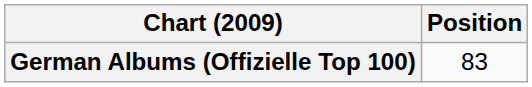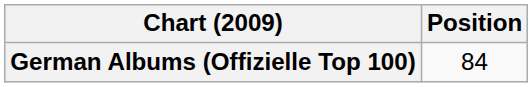(475, 61) 83 -> (475, 61) 84
